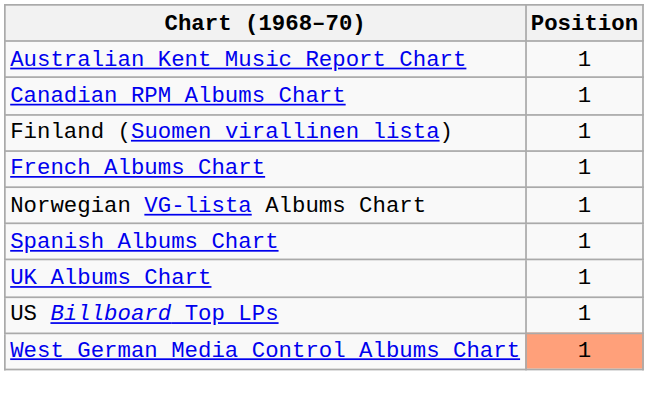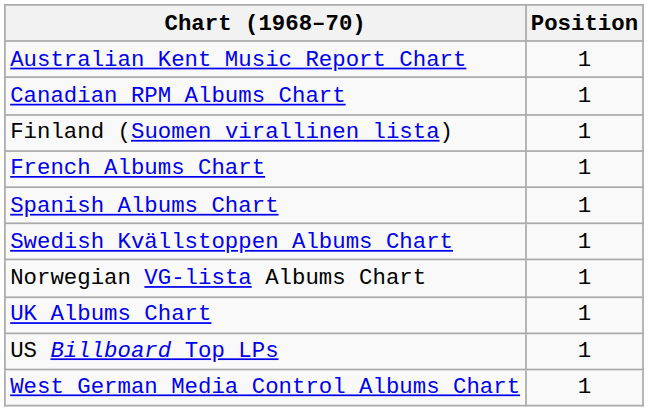rows swapped: (218, 205) <-> (144, 242)
+ row: (232, 242)
(584, 351) lightsalmon background -> (584, 388) no background
